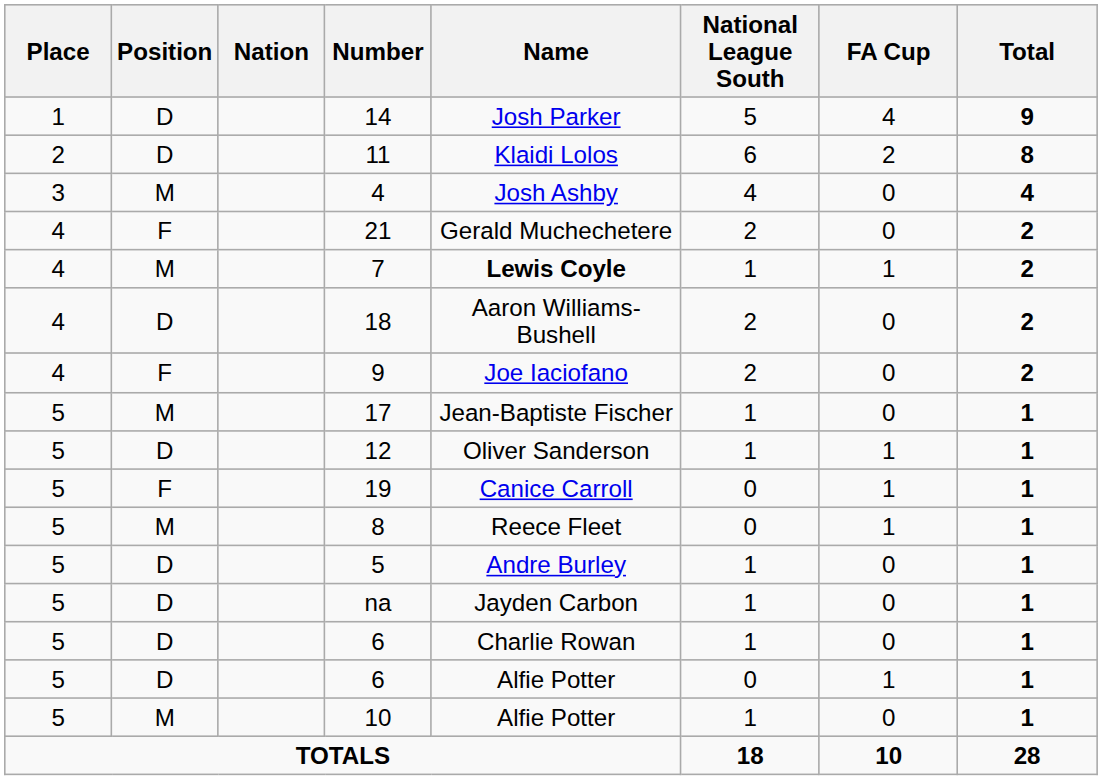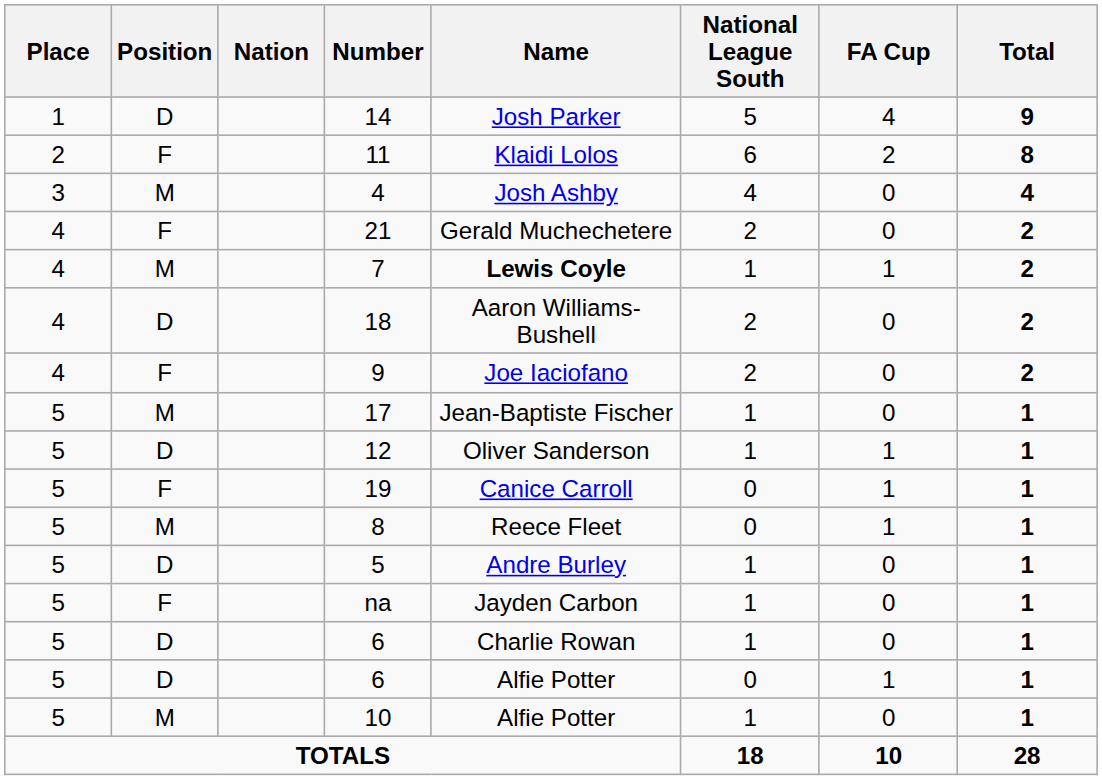(165, 155) D -> (165, 155) F
(165, 603) D -> (165, 603) F
